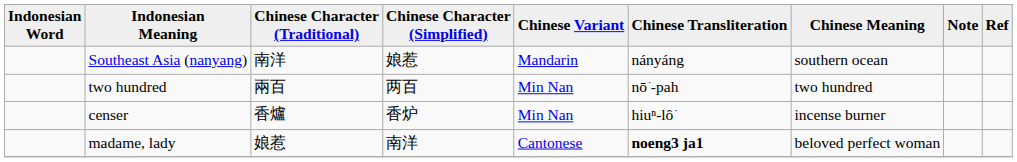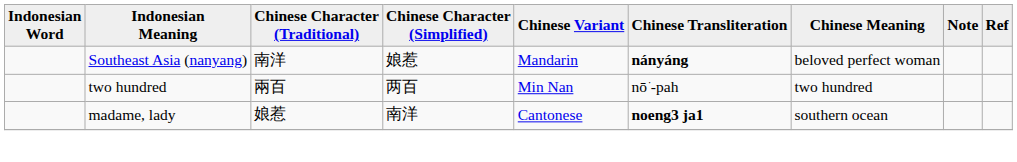(658, 60) normal -> (660, 60) bold
(841, 60) southern ocean -> (867, 60) beloved perfect woman
- row: (108, 115)
(867, 142) beloved perfect woman -> (841, 115) southern ocean
